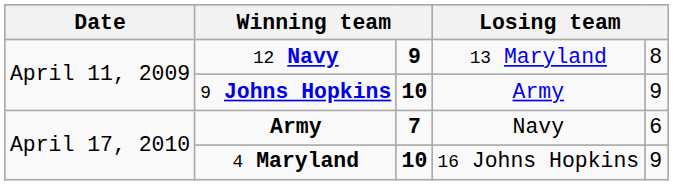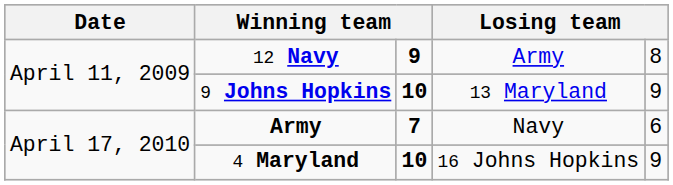(538, 57) 13 Maryland -> (538, 57) Army
(538, 92) Army -> (538, 92) 13 Maryland
